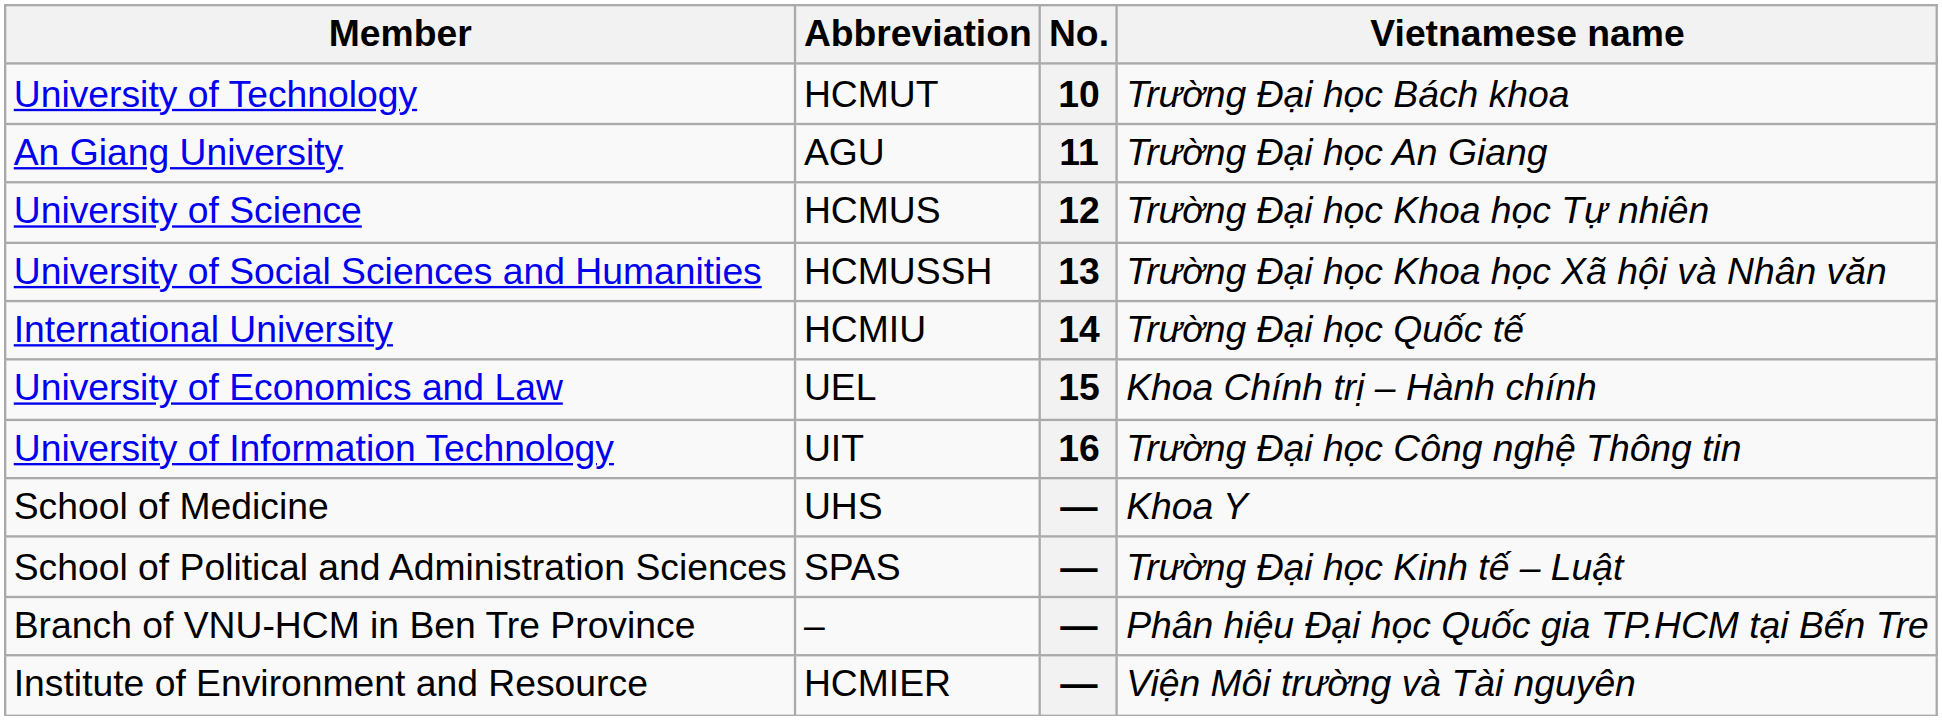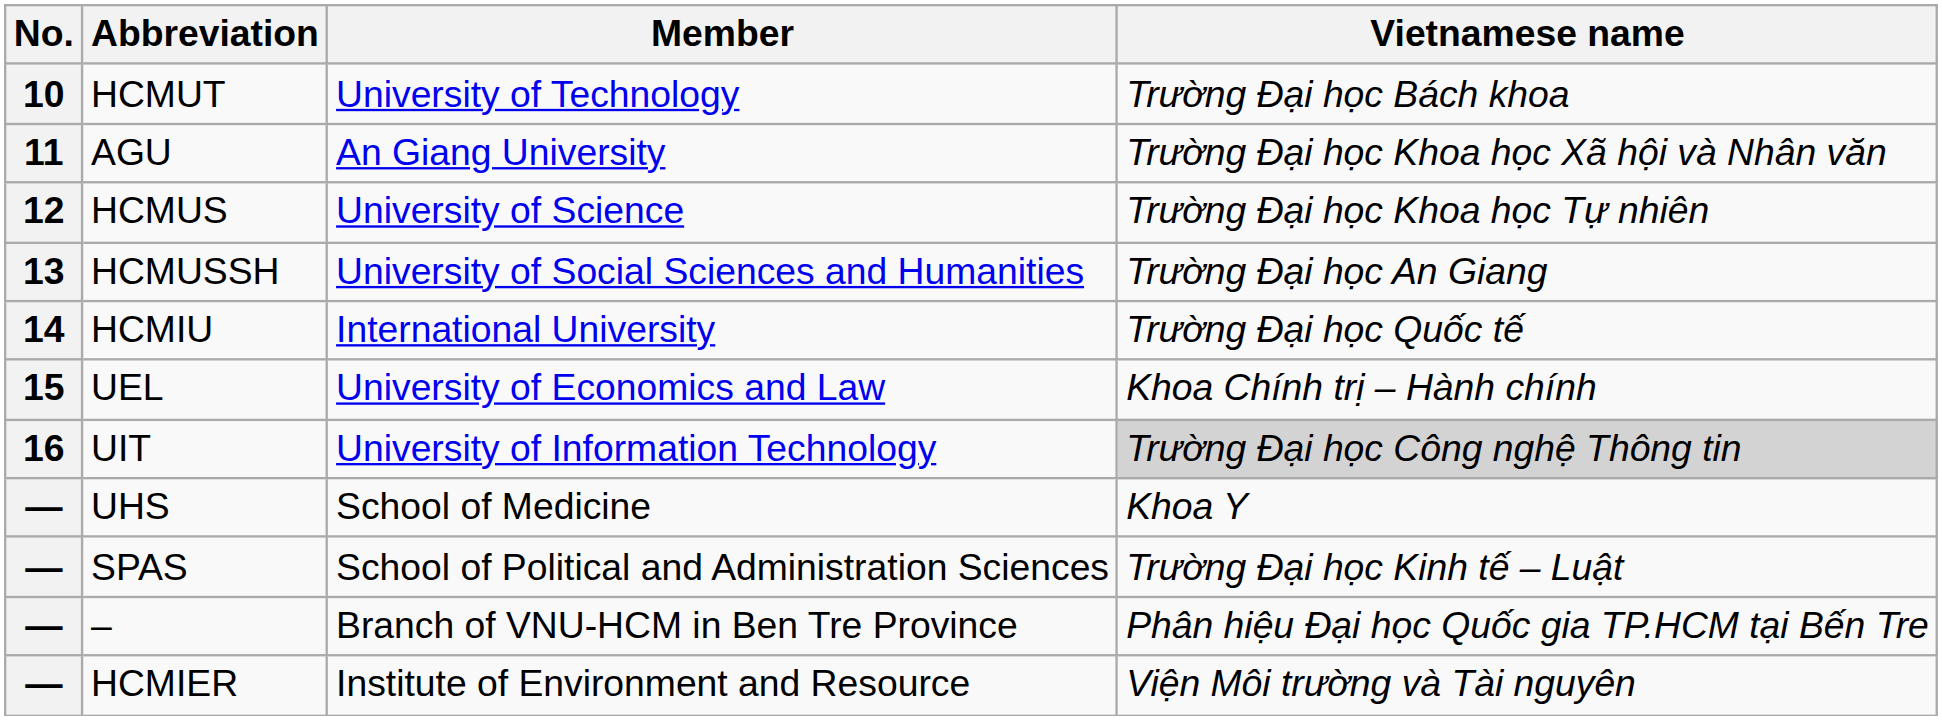columns swapped: (1079, 34) <-> (400, 34)
(1337, 152) Trường Đại học An Giang -> (1506, 152) Trường Đại học Khoa học Xã hội và Nhân văn
(1506, 270) Trường Đại học Khoa học Xã hội và Nhân văn -> (1337, 270) Trường Đại học An Giang
(1434, 447) no background -> (1434, 447) lightgrey background
